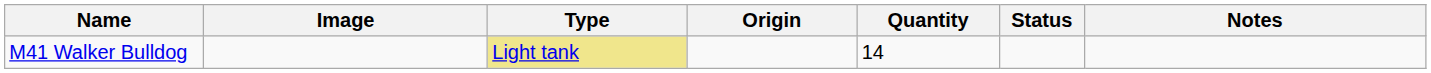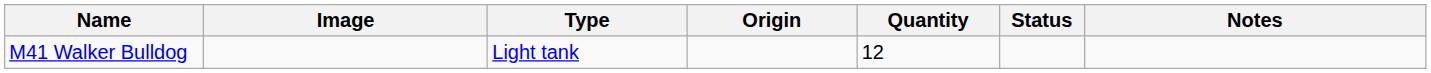(536, 52) khaki background -> (536, 52) no background
(873, 52) 14 -> (873, 52) 12
